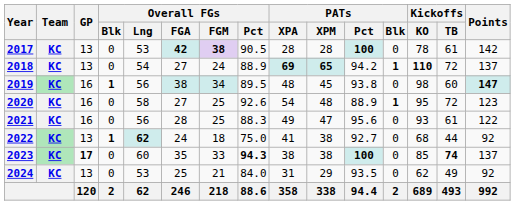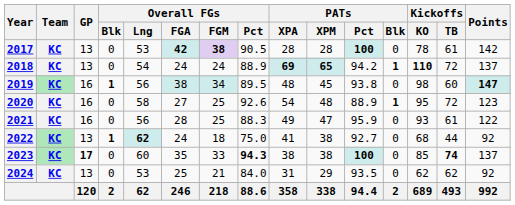(181, 67) 27 -> (181, 67) 24
(364, 120) 95.6 -> (364, 120) 95.9
(451, 173) 49 -> (451, 173) 62
